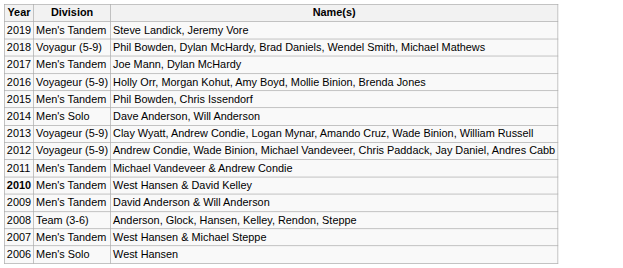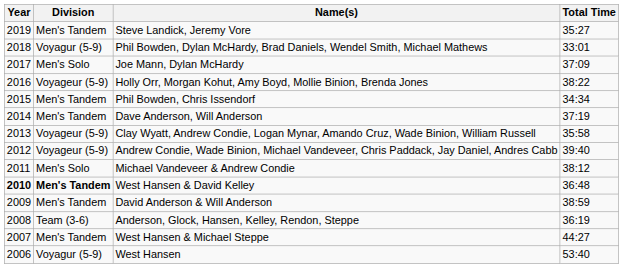+ column: (589, 13)
(71, 64) Men's Tandem -> (63, 64) Men's Solo
(63, 116) Men's Solo -> (71, 116) Men's Tandem
(71, 168) Men's Tandem -> (63, 168) Men's Solo
(71, 185) normal -> (73, 185) bold
(63, 254) Men's Solo -> (69, 254) Voyagur (5-9)
